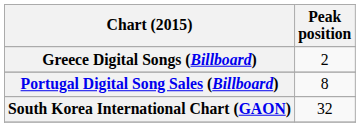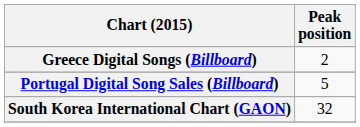(325, 84) 8 -> (325, 84) 5
